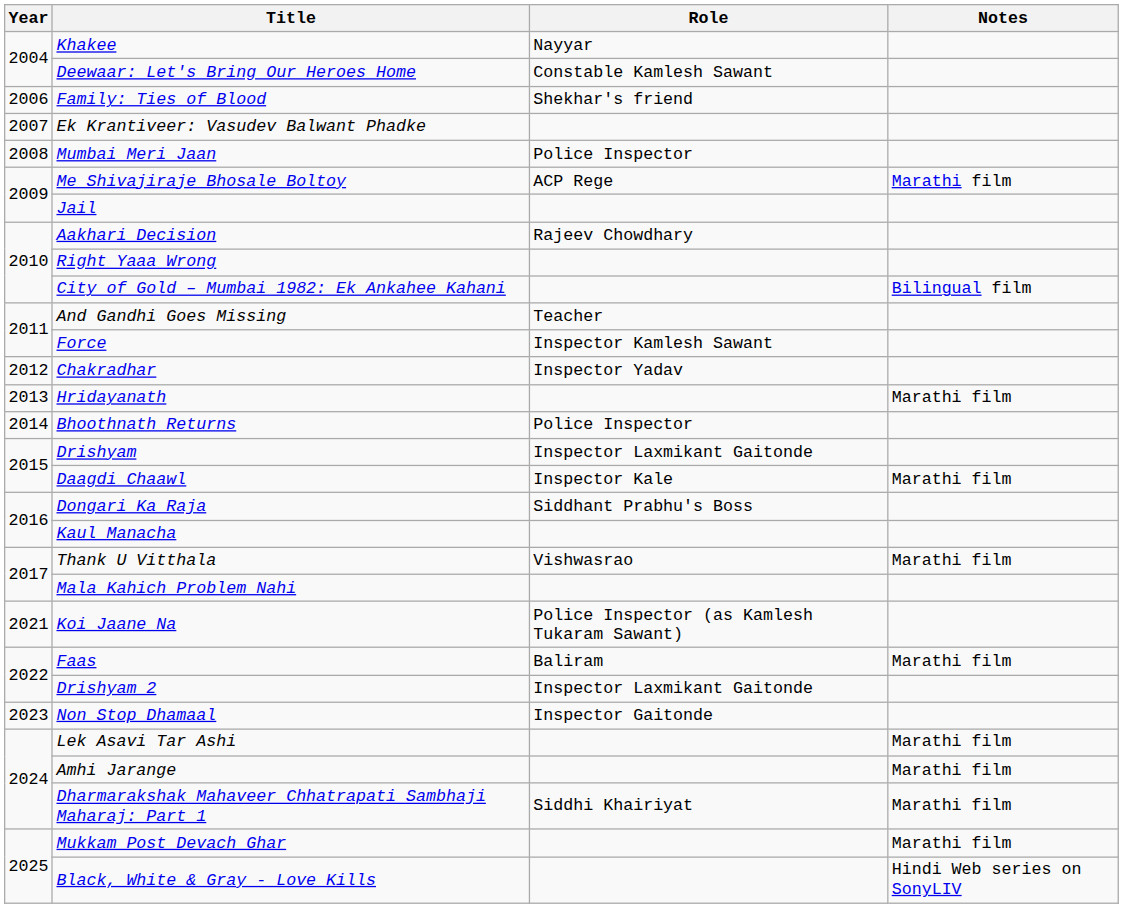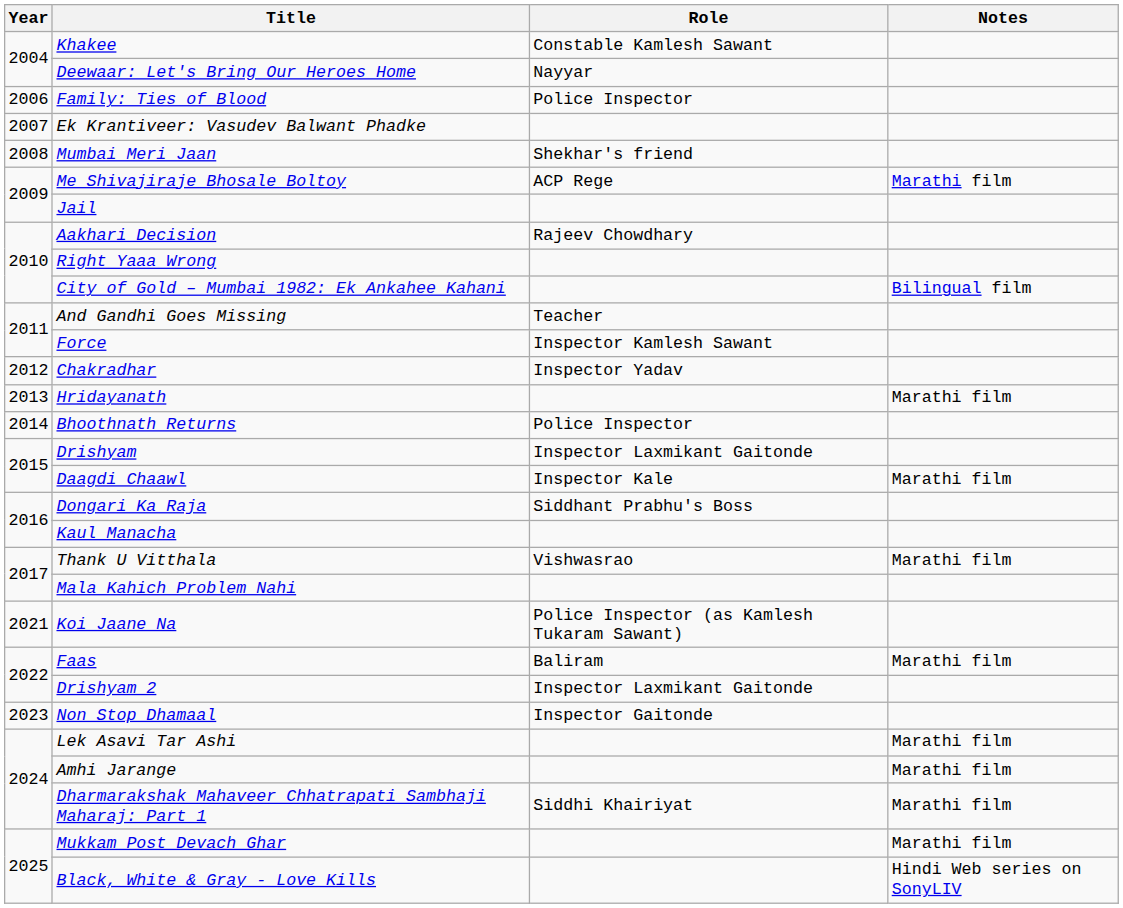(563, 45) Nayyar -> (653, 45) Constable Kamlesh Sawant
(653, 72) Constable Kamlesh Sawant -> (563, 72) Nayyar
(613, 100) Shekhar's friend -> (613, 100) Police Inspector
(613, 154) Police Inspector -> (613, 154) Shekhar's friend
